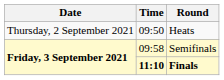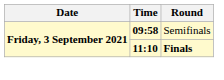- row: (182, 30)
(151, 48) normal -> (145, 30) bold
